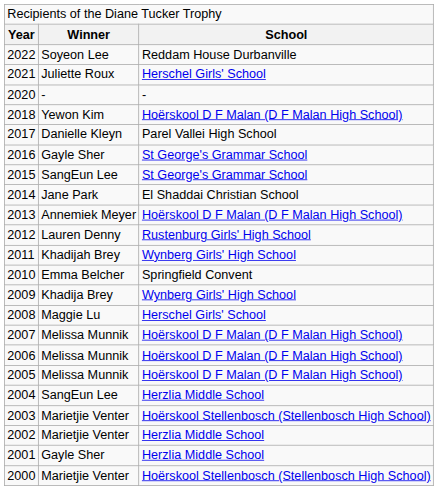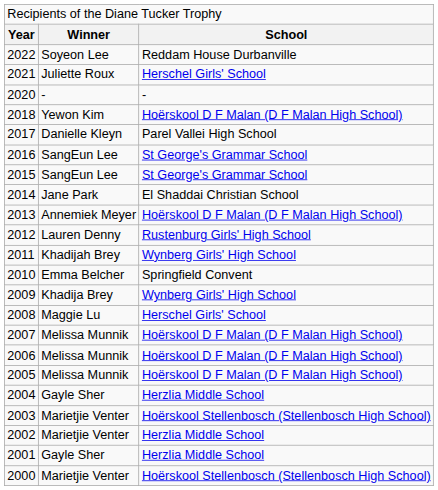(73, 154) Gayle Sher -> (80, 154) SangEun Lee
(80, 395) SangEun Lee -> (73, 395) Gayle Sher
